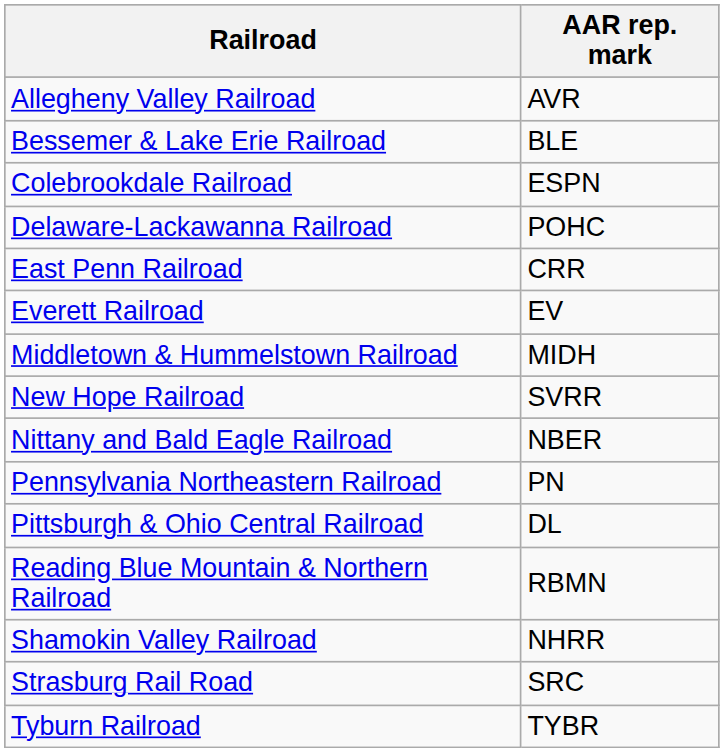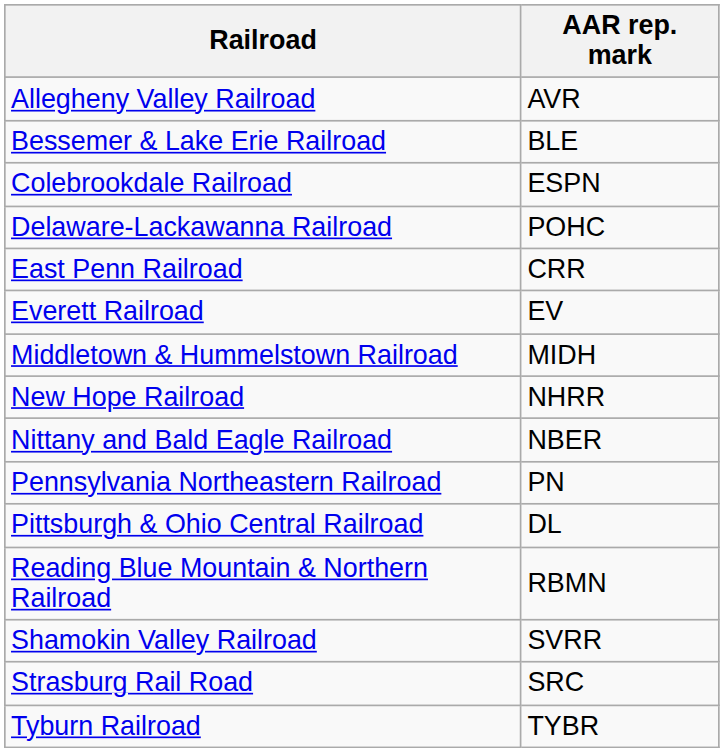(565, 397) SVRR -> (566, 397) NHRR
(566, 640) NHRR -> (565, 640) SVRR
